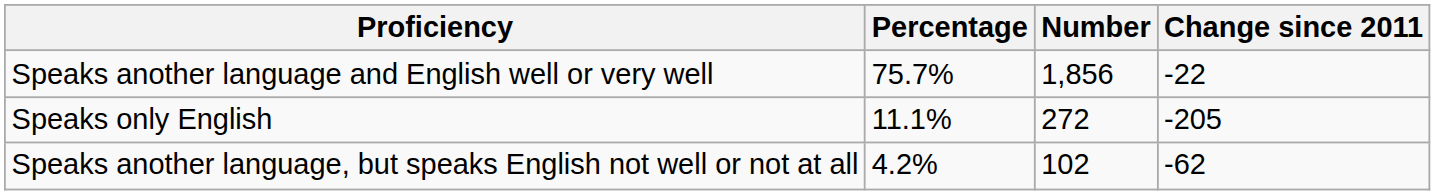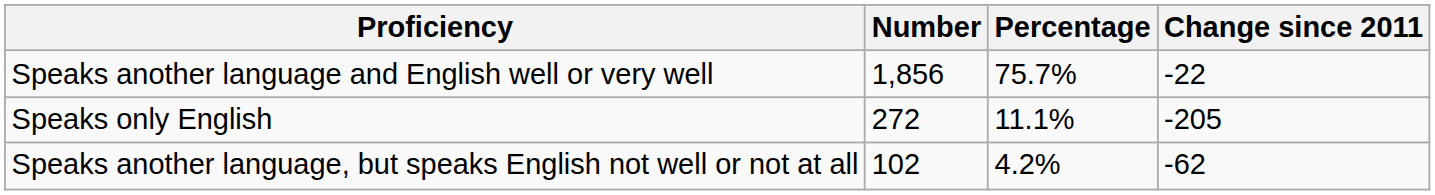columns swapped: (1096, 27) <-> (950, 27)
